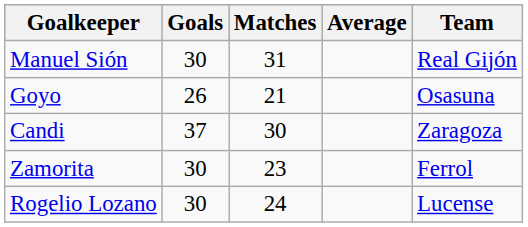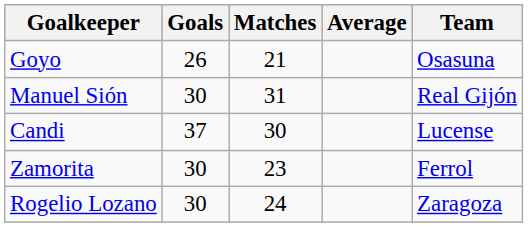rows swapped: (69, 58) <-> (35, 95)
(460, 131) Zaragoza -> (455, 131) Lucense
(455, 204) Lucense -> (460, 204) Zaragoza
